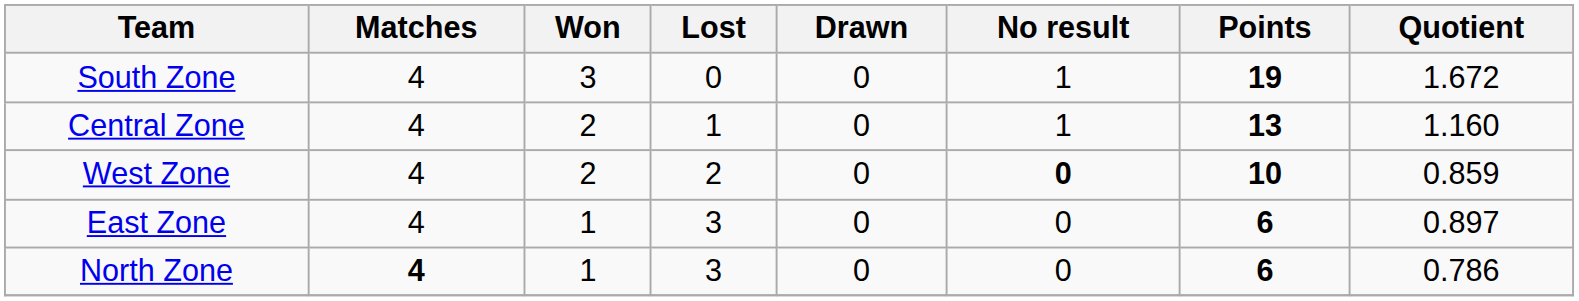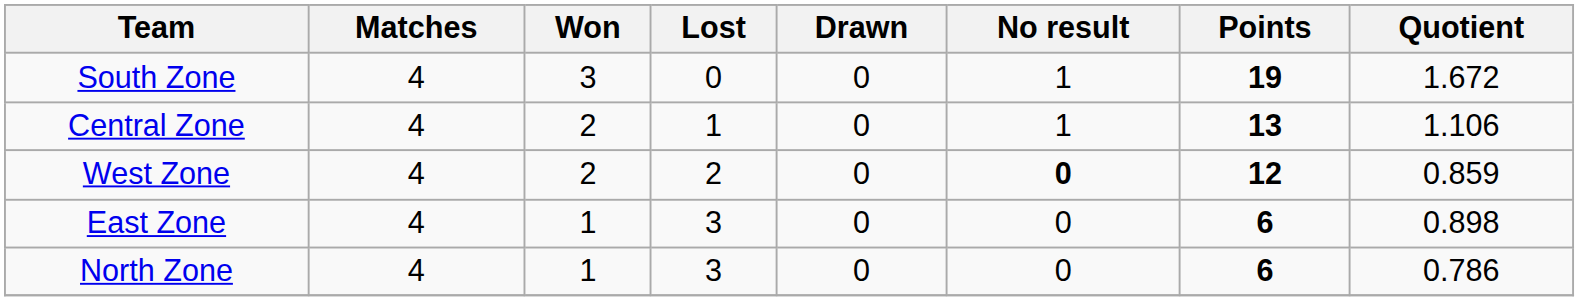(1461, 125) 1.160 -> (1461, 125) 1.106
(1265, 174) 10 -> (1265, 174) 12
(1461, 222) 0.897 -> (1461, 222) 0.898
(416, 271) bold -> (416, 271) normal
